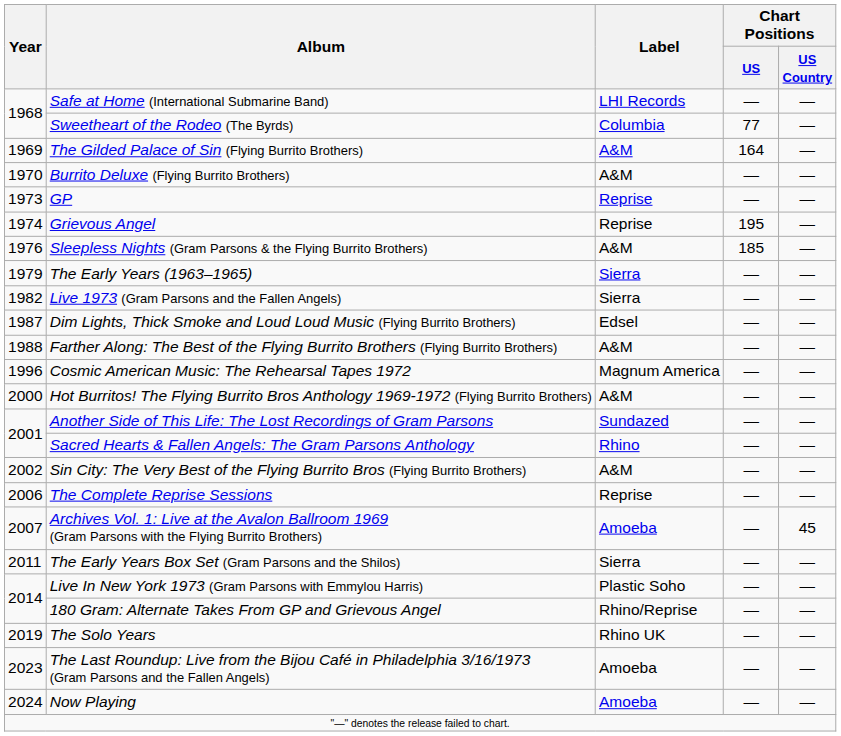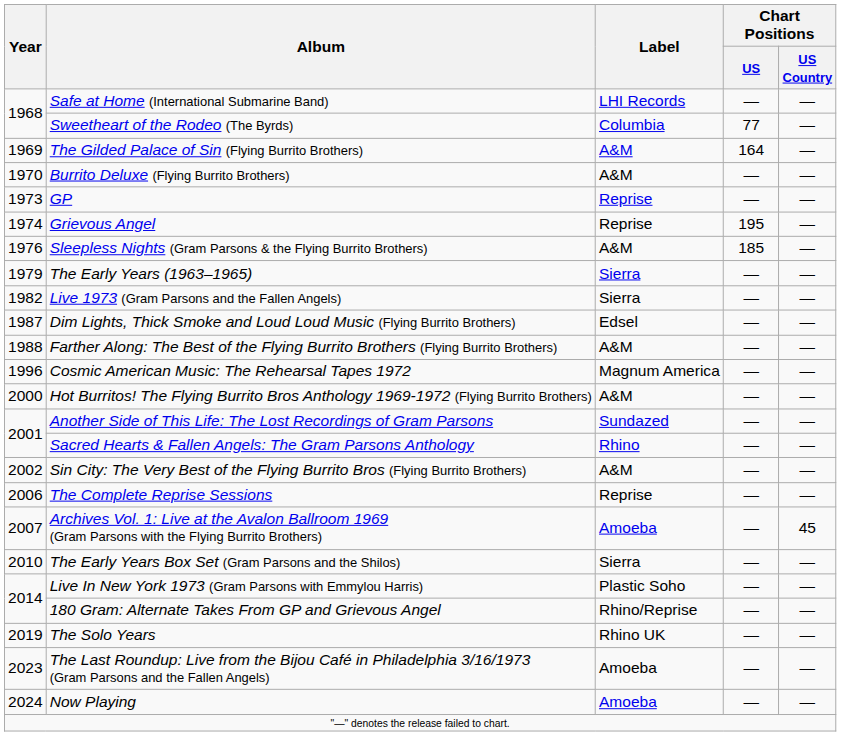(25, 561) 2011 -> (25, 561) 2010
